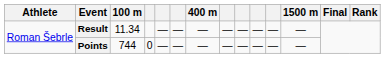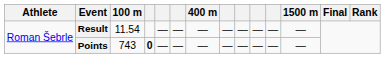(127, 29) 11.34 -> (127, 29) 11.54
(127, 46) 744 -> (127, 46) 743
(150, 46) normal -> (150, 46) bold
